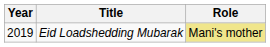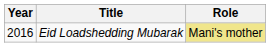(20, 32) 2019 -> (20, 32) 2016
